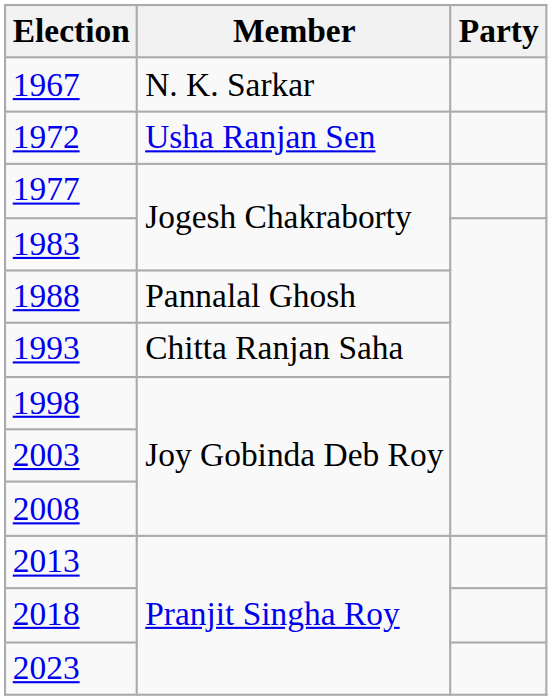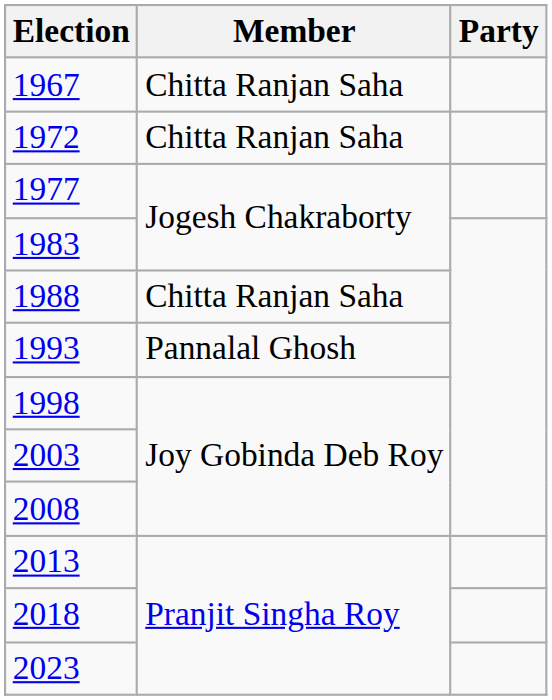(230, 84) N. K. Sarkar -> (274, 84) Chitta Ranjan Saha
(260, 137) Usha Ranjan Sen -> (274, 137) Chitta Ranjan Saha
(251, 296) Pannalal Ghosh -> (274, 296) Chitta Ranjan Saha
(274, 349) Chitta Ranjan Saha -> (251, 349) Pannalal Ghosh
